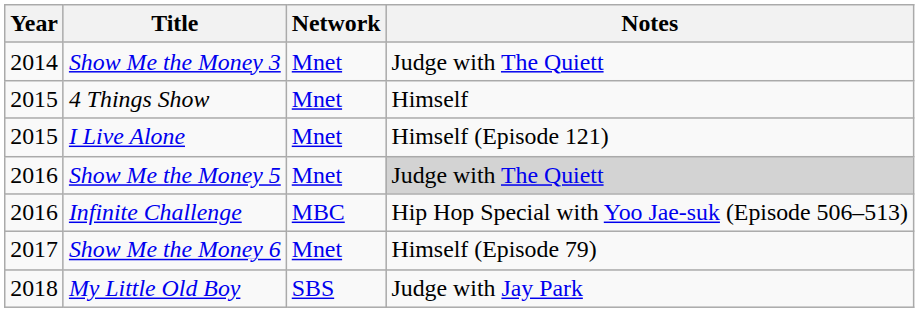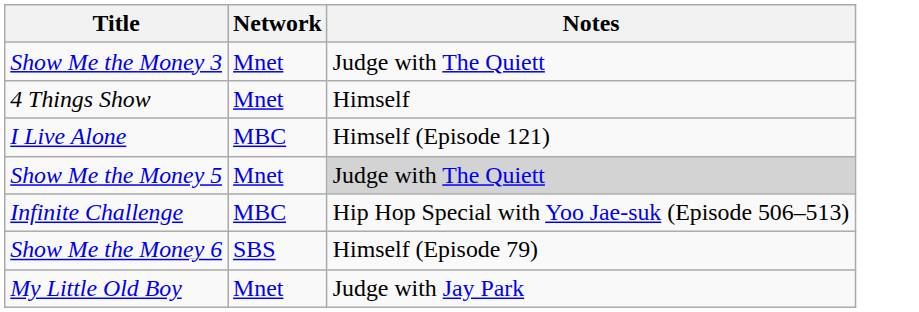- column: (34, 23)
(317, 136) Mnet -> (260, 136) MBC
(317, 250) Mnet -> (254, 250) SBS
(313, 288) SBS -> (258, 288) Mnet
